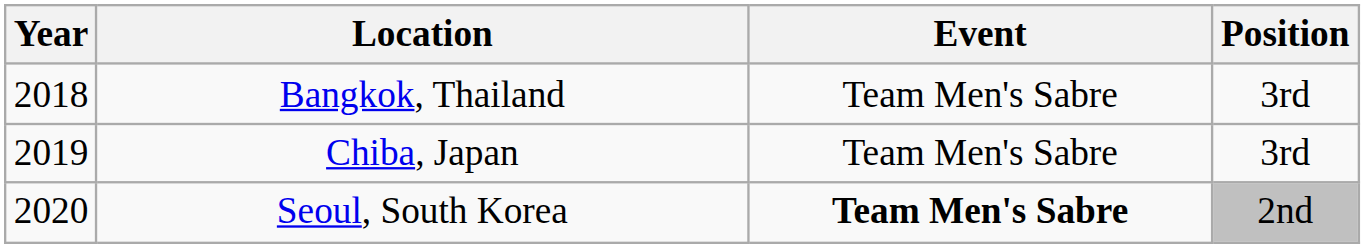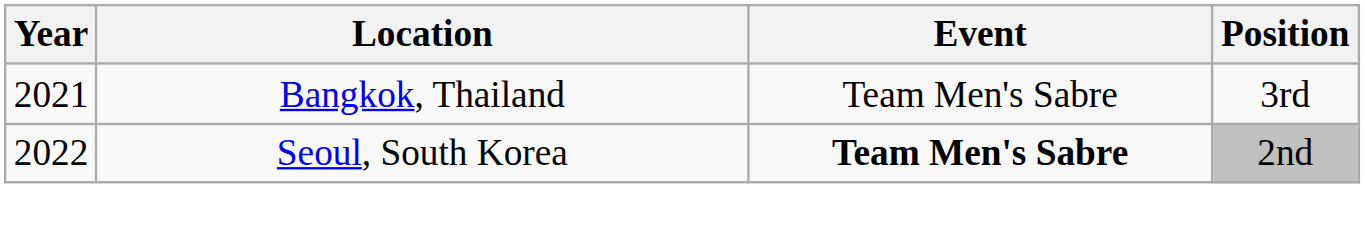(51, 93) 2018 -> (51, 93) 2021
- row: (422, 152)
(51, 211) 2020 -> (51, 152) 2022
